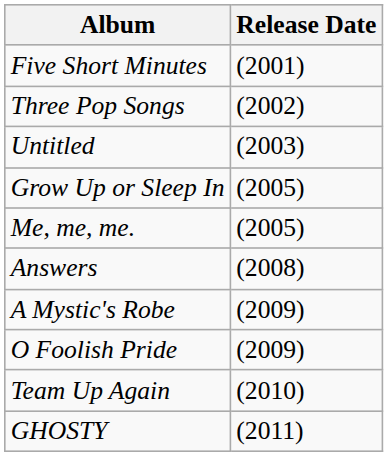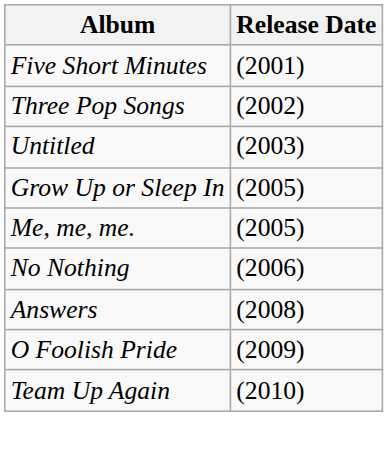+ row: (70, 268)
- row: (93, 308)
- row: (59, 430)
